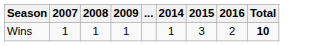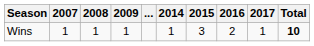+ column: (263, 13)
